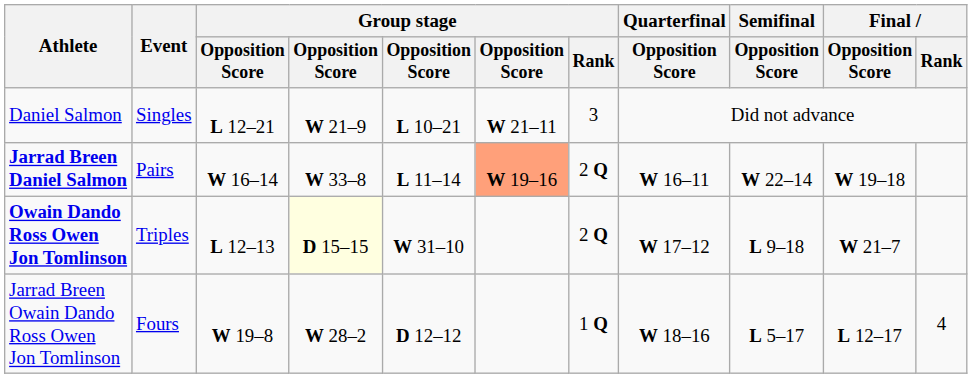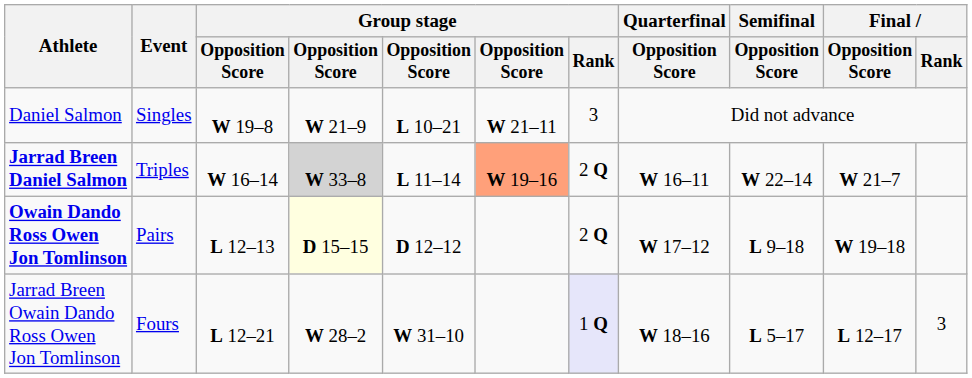(243, 126) L 12–21 -> (243, 126) W 19–8
(155, 169) Pairs -> (162, 169) Triples
(336, 180) no background -> (336, 180) lightgrey background
(870, 180) W 19–18 -> (870, 180) W 21–7
(162, 235) Triples -> (155, 235) Pairs
(429, 246) W 31–10 -> (429, 246) D 12–12
(870, 246) W 21–7 -> (870, 246) W 19–18
(243, 335) W 19–8 -> (243, 335) L 12–21
(429, 335) D 12–12 -> (429, 335) W 31–10
(593, 323) no background -> (593, 323) lavender background
(942, 323) 4 -> (942, 323) 3
